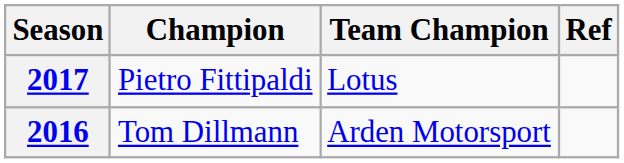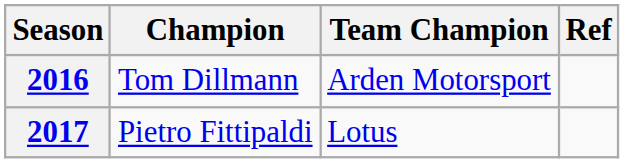rows swapped: (58, 131) <-> (58, 80)
